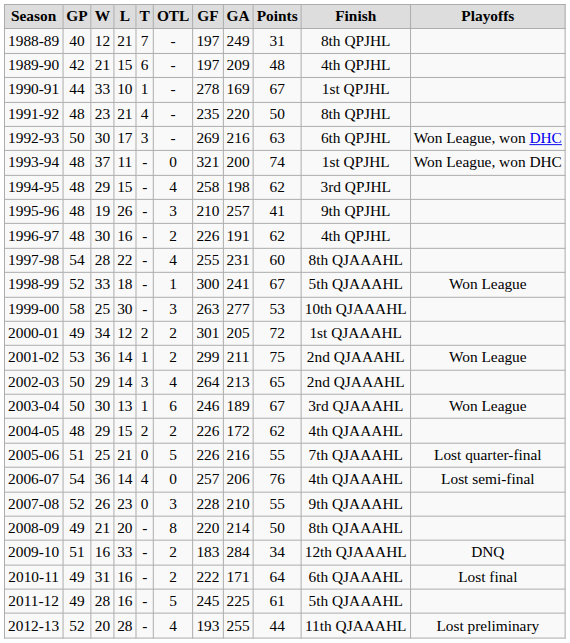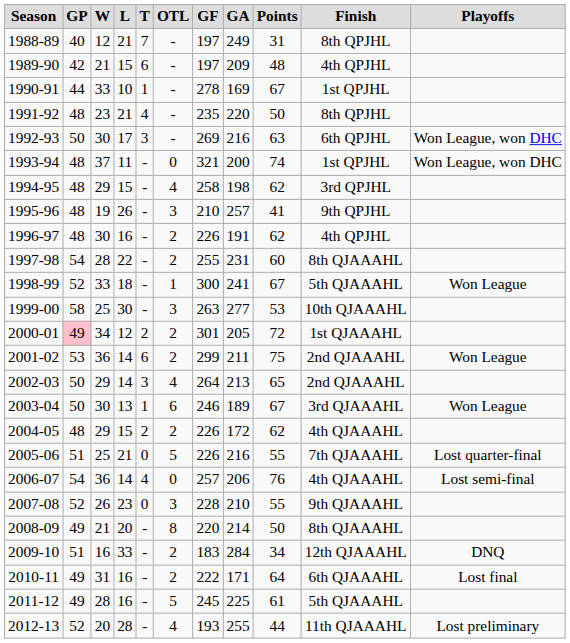(173, 260) 4 -> (173, 260) 2
(77, 333) no background -> (77, 333) pink background
(145, 357) 1 -> (145, 357) 6
